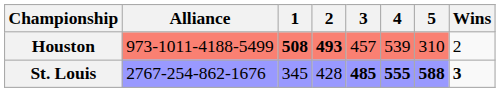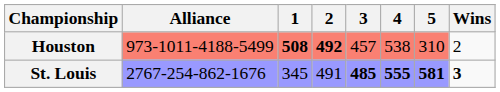(329, 45) 493 -> (329, 45) 492
(397, 45) 539 -> (397, 45) 538
(329, 73) 428 -> (329, 73) 491
(432, 73) 588 -> (432, 73) 581
